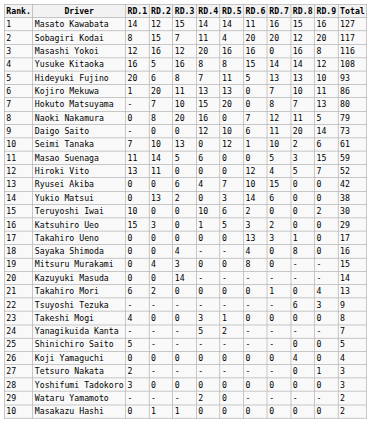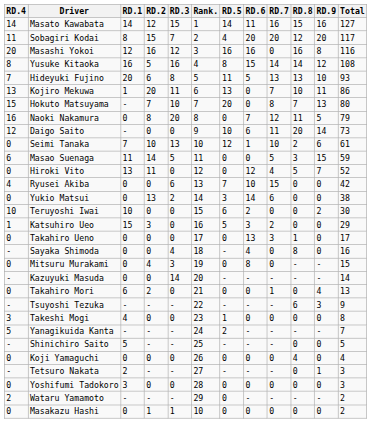columns swapped: (19, 11) <-> (208, 11)
